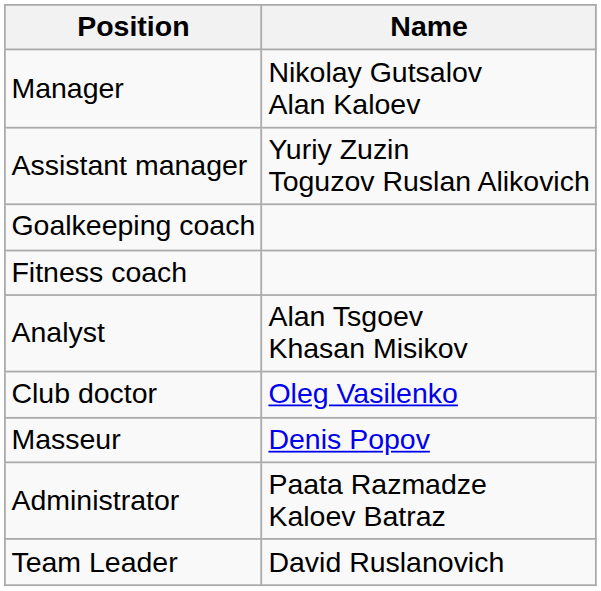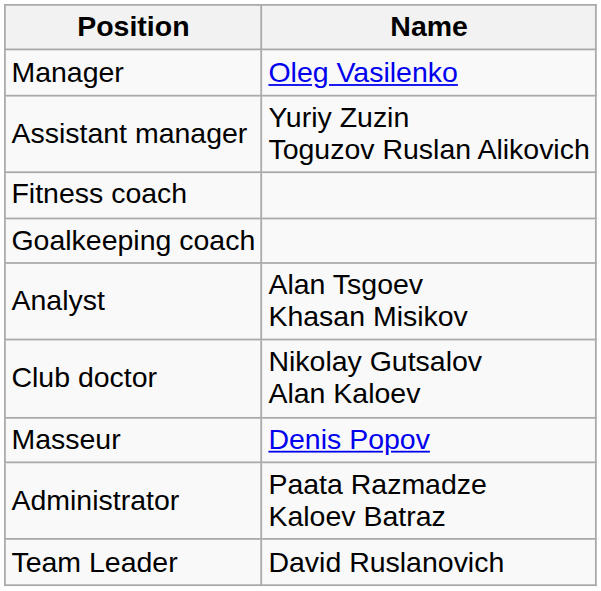(375, 88) Nikolay Gutsalov Alan Kaloev -> (363, 72) Oleg Vasilenko
rows swapped: (133, 226) <-> (99, 271)
(363, 394) Oleg Vasilenko -> (375, 378) Nikolay Gutsalov Alan Kaloev
